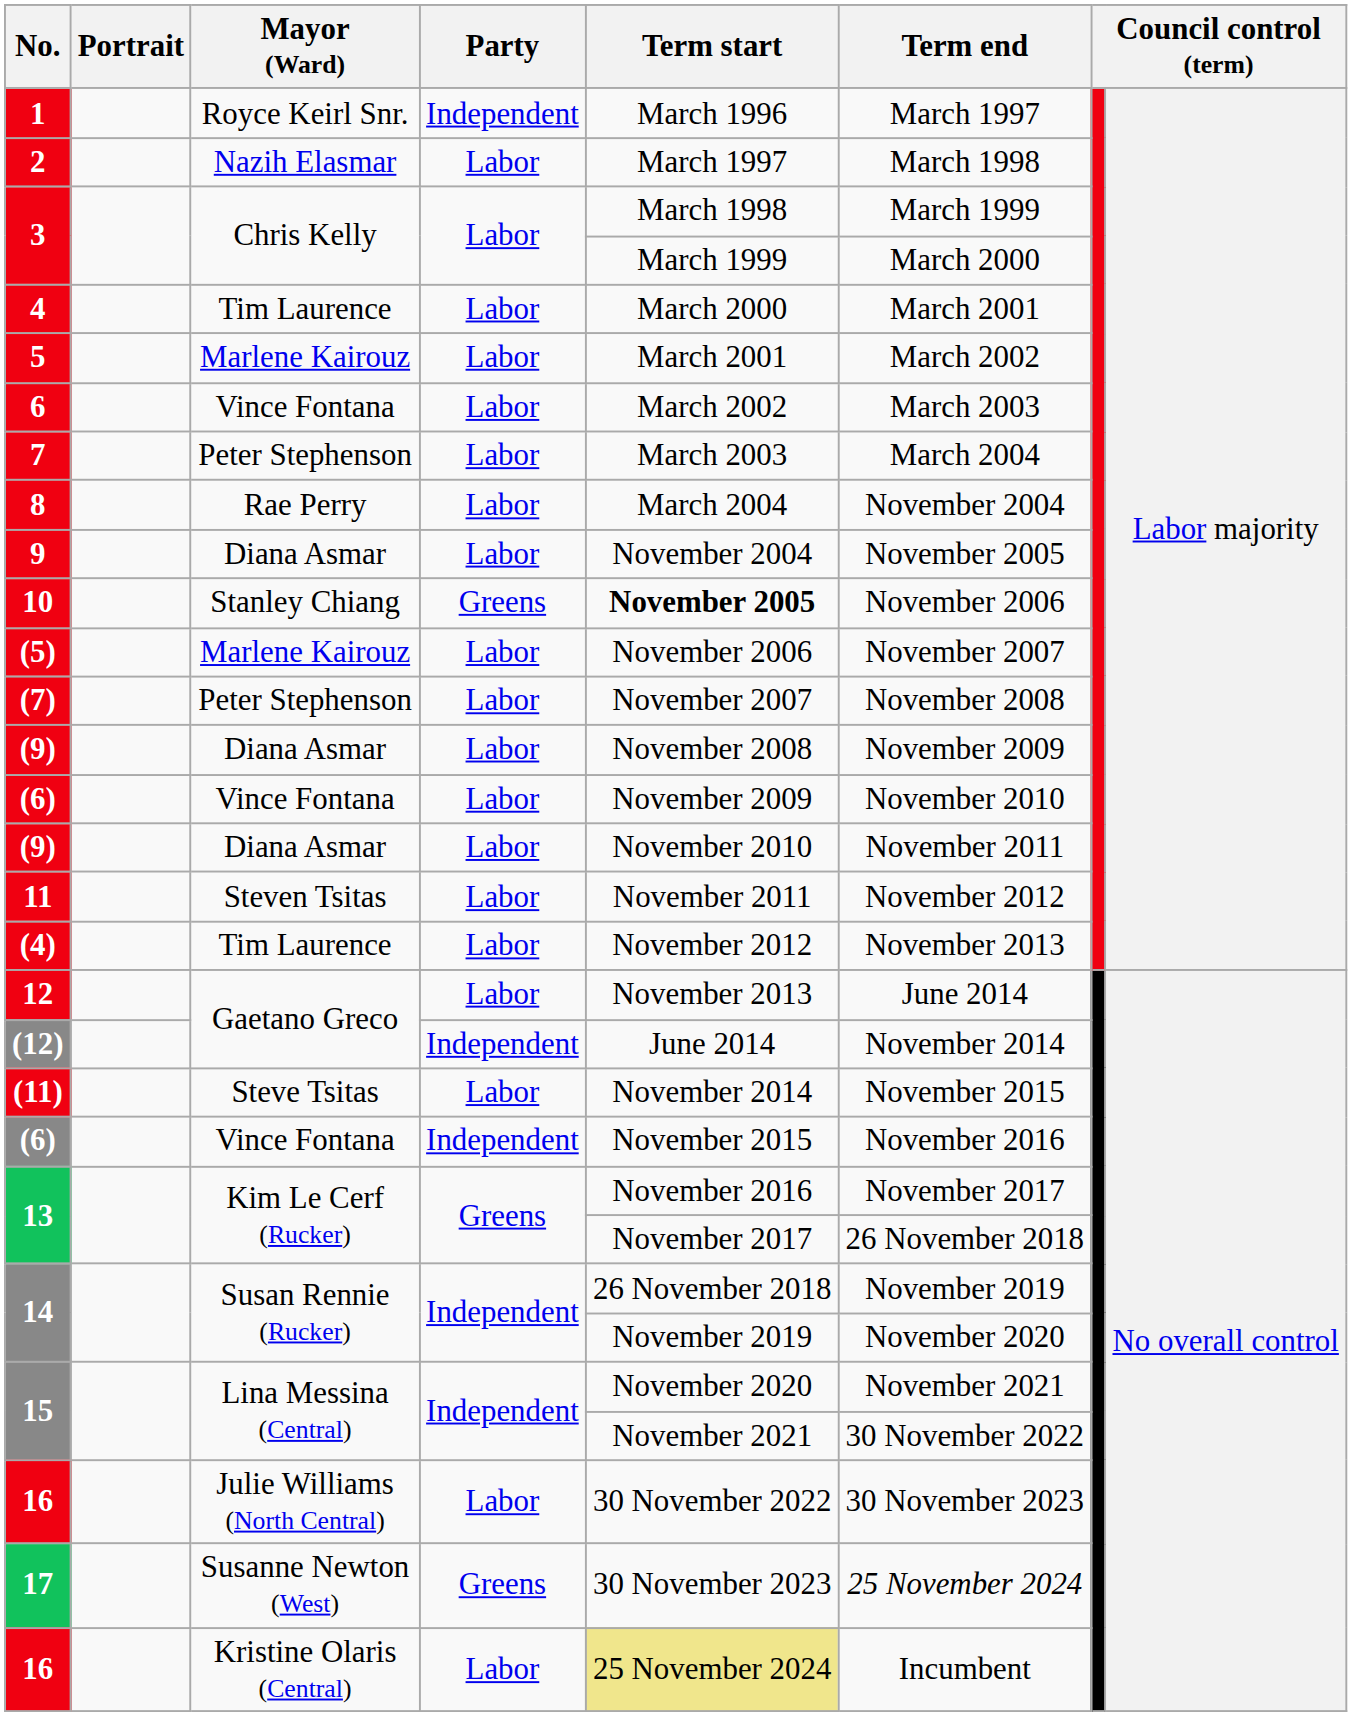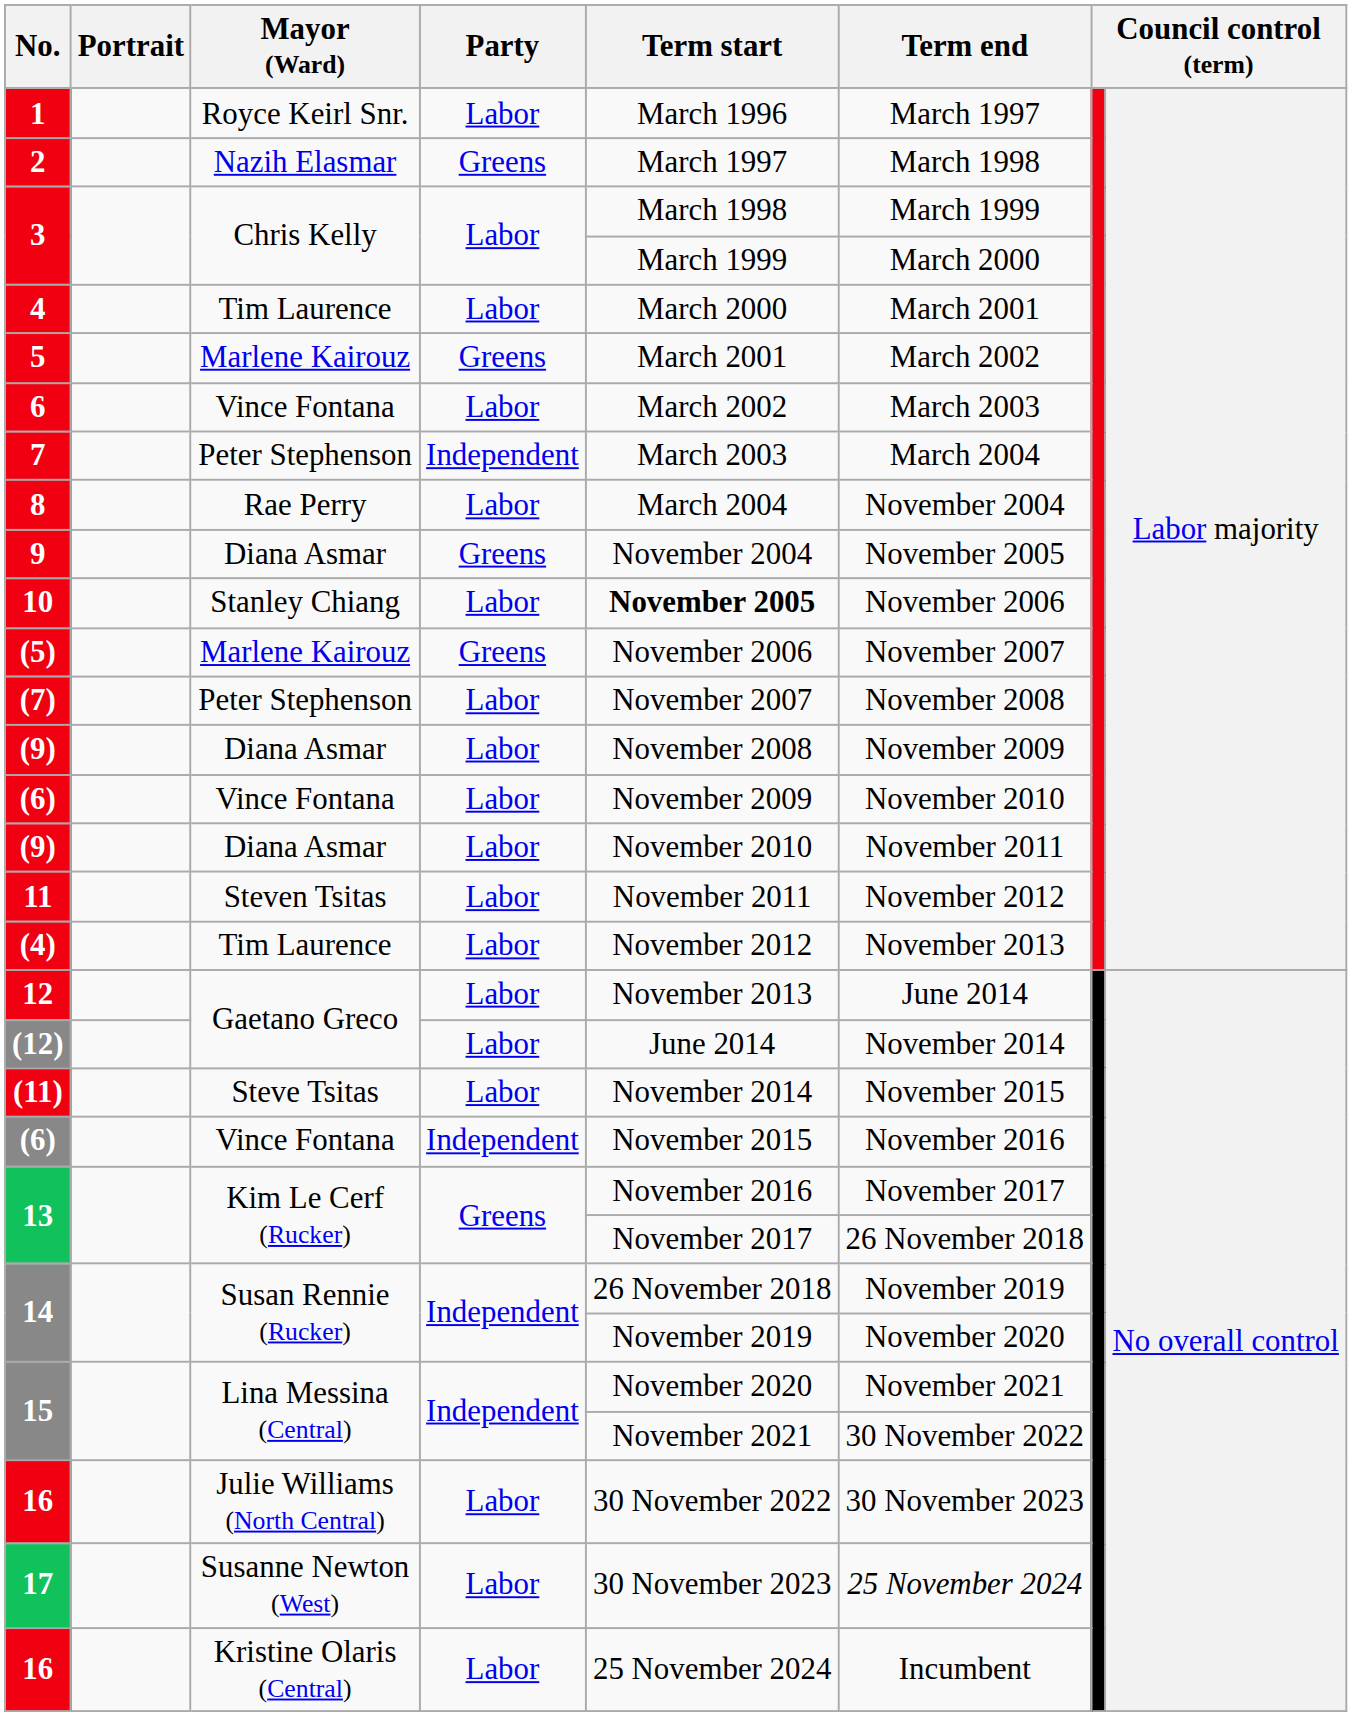(502, 112) Independent -> (502, 112) Labor
(502, 161) Labor -> (502, 161) Greens
(502, 357) Labor -> (502, 357) Greens
(502, 455) Labor -> (502, 455) Independent
(502, 553) Labor -> (502, 553) Greens
(502, 602) Greens -> (502, 602) Labor
(502, 651) Labor -> (502, 651) Greens
(502, 1043) Independent -> (502, 1043) Labor
(502, 1585) Greens -> (502, 1585) Labor
(712, 1668) khaki background -> (712, 1668) no background
